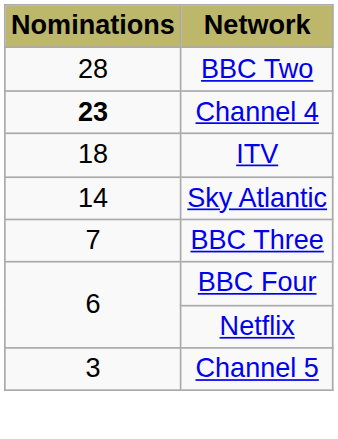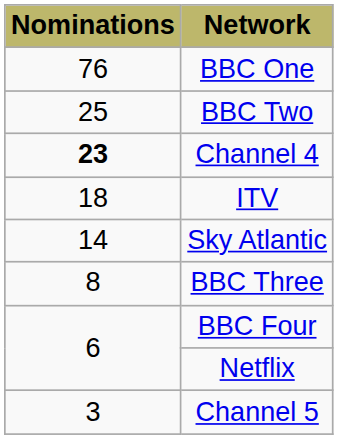+ row: (257, 68)
(93, 68) 28 -> (93, 111) 25
(93, 240) 7 -> (93, 283) 8
